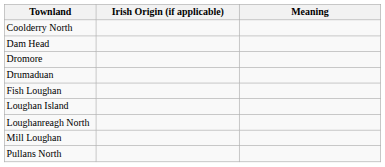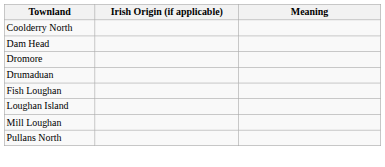- row: (48, 122)
